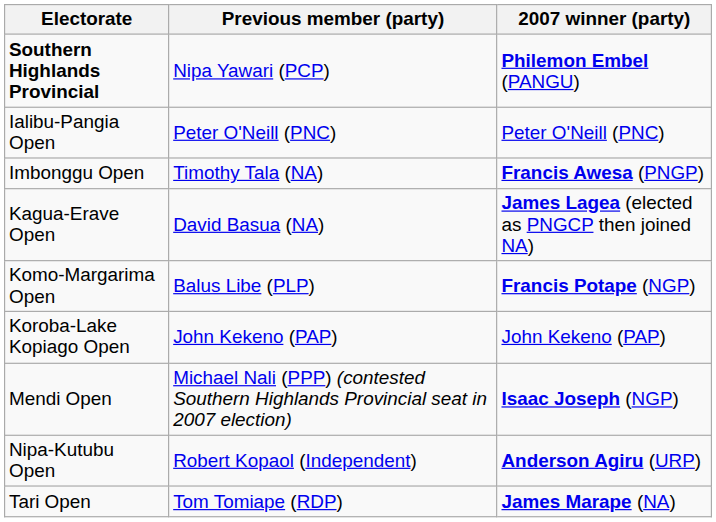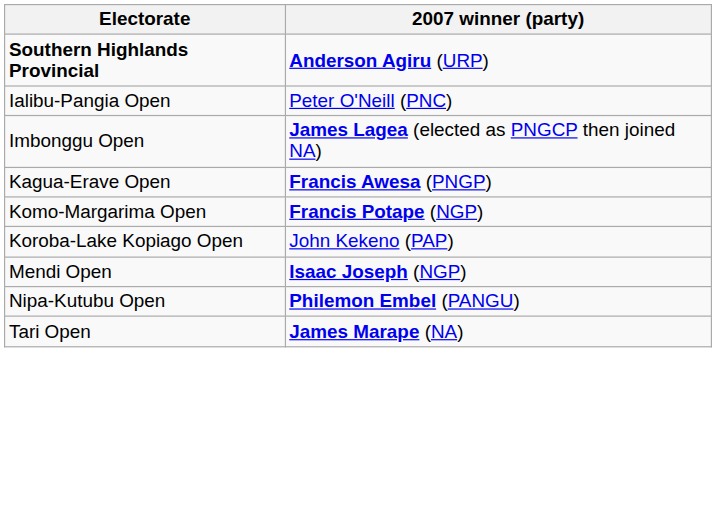- column: (333, 19)
(575, 70) Philemon Embel (PANGU) -> (389, 60) Anderson Agiru (URP)
(603, 173) Francis Awesa (PNGP) -> (482, 141) James Lagea (elected as PNGCP then joined NA)
(597, 224) James Lagea (elected as PNGCP then joined NA) -> (391, 181) Francis Awesa (PNGP)
(601, 460) Anderson Agiru (URP) -> (404, 301) Philemon Embel (PANGU)
